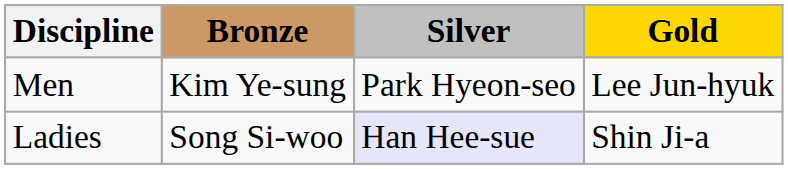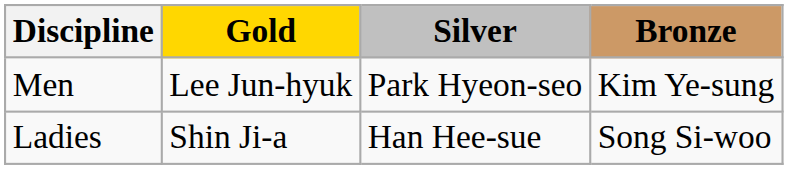columns swapped: (683, 31) <-> (258, 31)
(448, 137) lavender background -> (455, 137) no background
